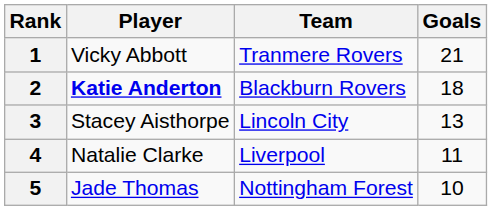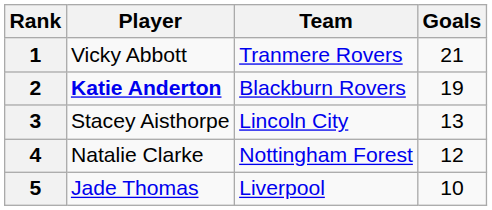(452, 88) 18 -> (452, 88) 19
(282, 155) Liverpool -> (326, 155) Nottingham Forest
(452, 155) 11 -> (452, 155) 12
(326, 188) Nottingham Forest -> (282, 188) Liverpool
